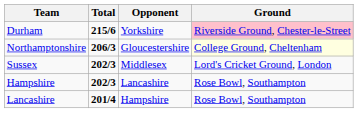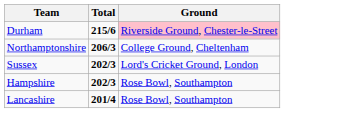- column: (155, 13)
(258, 47) lightyellow background -> (185, 47) no background
